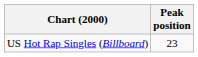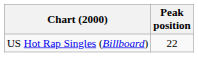(172, 43) 23 -> (172, 43) 22
